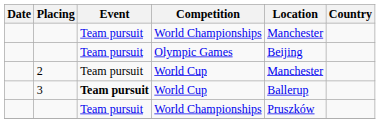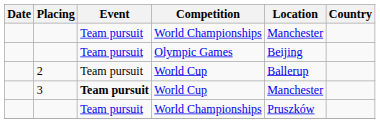(295, 71) Manchester -> (288, 71) Ballerup
(288, 90) Ballerup -> (295, 90) Manchester
